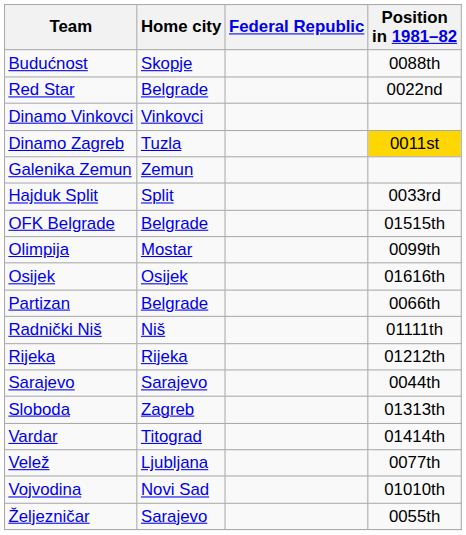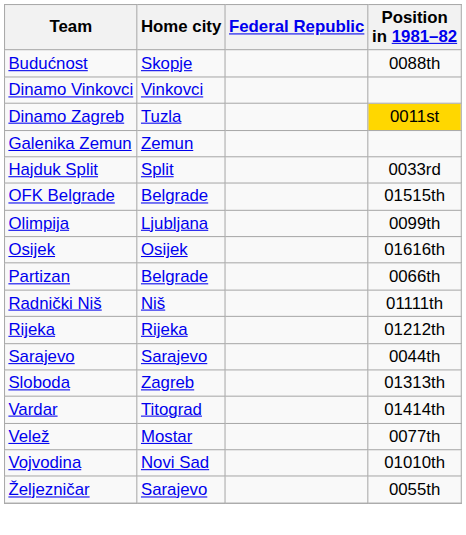- row: (42, 90)
(167, 249) Mostar -> (175, 223) Ljubljana
(175, 463) Ljubljana -> (167, 436) Mostar
